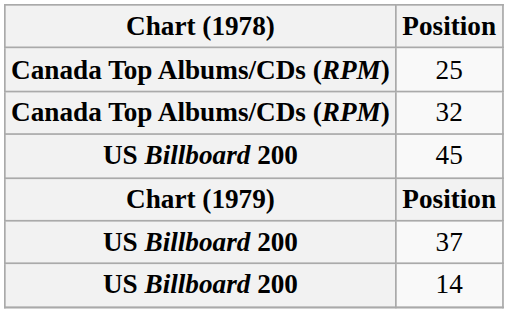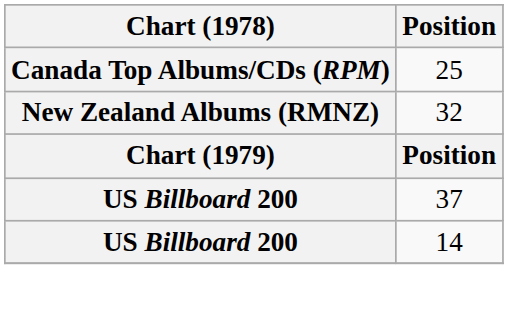(200, 112) Canada Top Albums/CDs (RPM) -> (200, 112) New Zealand Albums (RMNZ)
- row: (449, 155)
